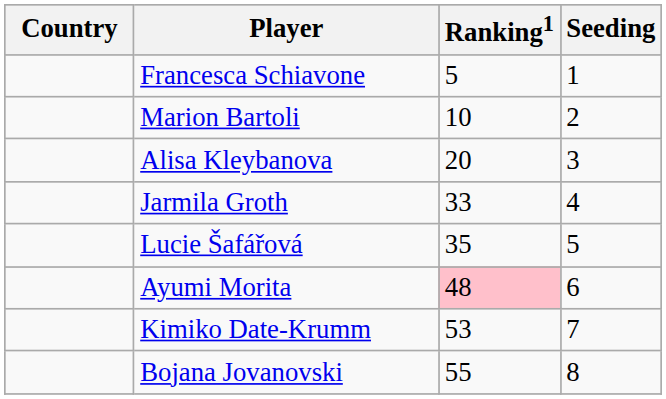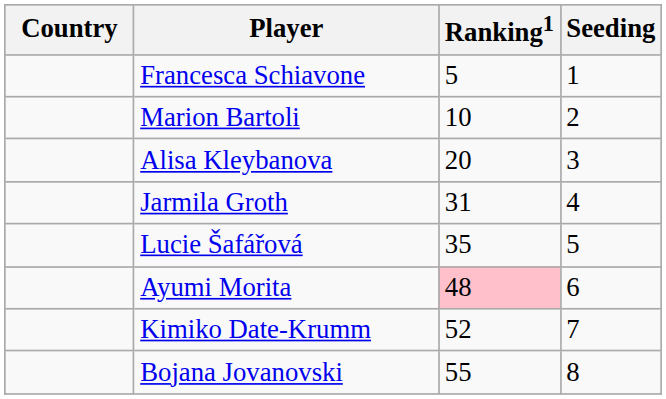(458, 202) 33 -> (458, 202) 31
(458, 329) 53 -> (458, 329) 52
